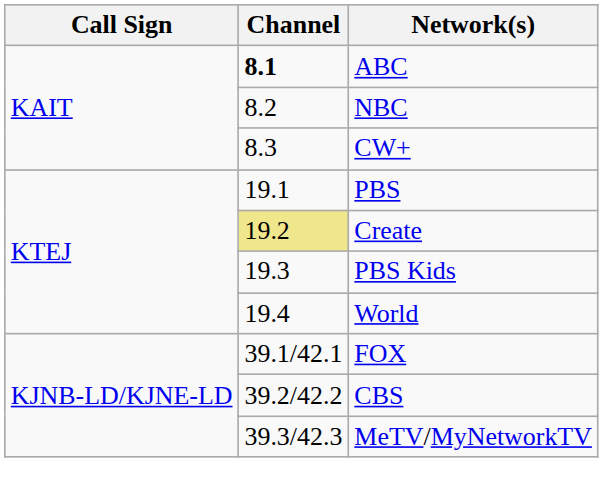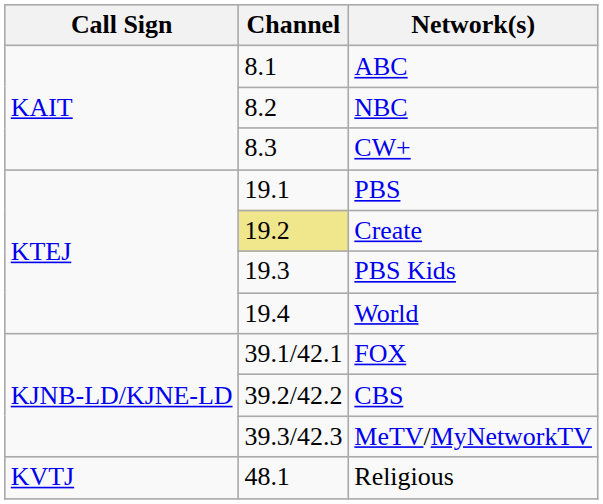(261, 66) bold -> (261, 66) normal
+ row: (404, 477)
